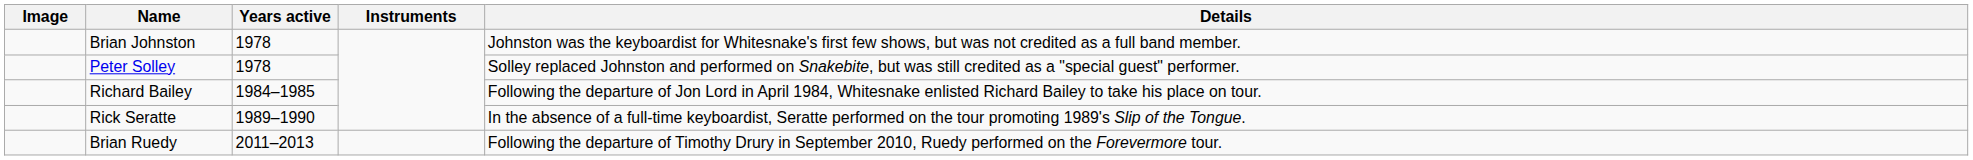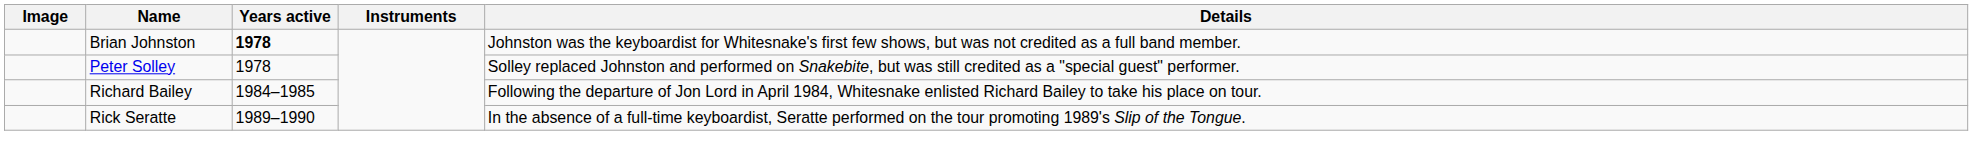(253, 42) normal -> (253, 42) bold
- row: (133, 142)
